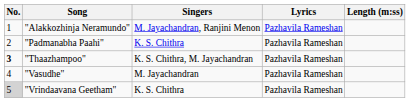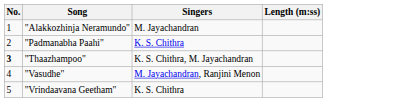- column: (304, 12)
(197, 27) M. Jayachandran, Ranjini Menon -> (167, 27) M. Jayachandran
(167, 74) M. Jayachandran -> (197, 74) M. Jayachandran, Ranjini Menon
(9, 90) lightgrey background -> (9, 90) no background
